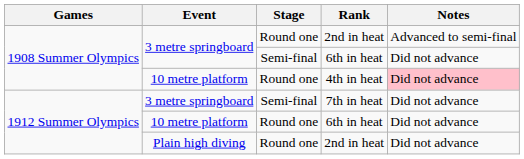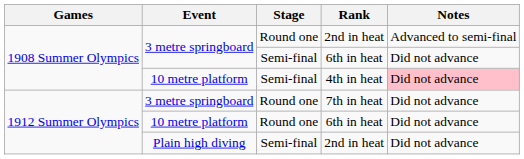(289, 79) Round one -> (289, 79) Semi-final
(289, 100) Semi-final -> (289, 100) Round one
(289, 143) Round one -> (289, 143) Semi-final
